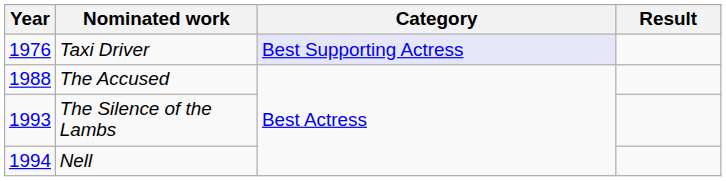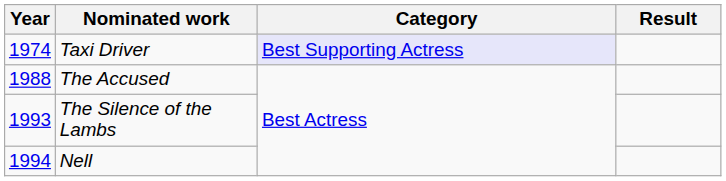(30, 49) 1976 -> (30, 49) 1974
